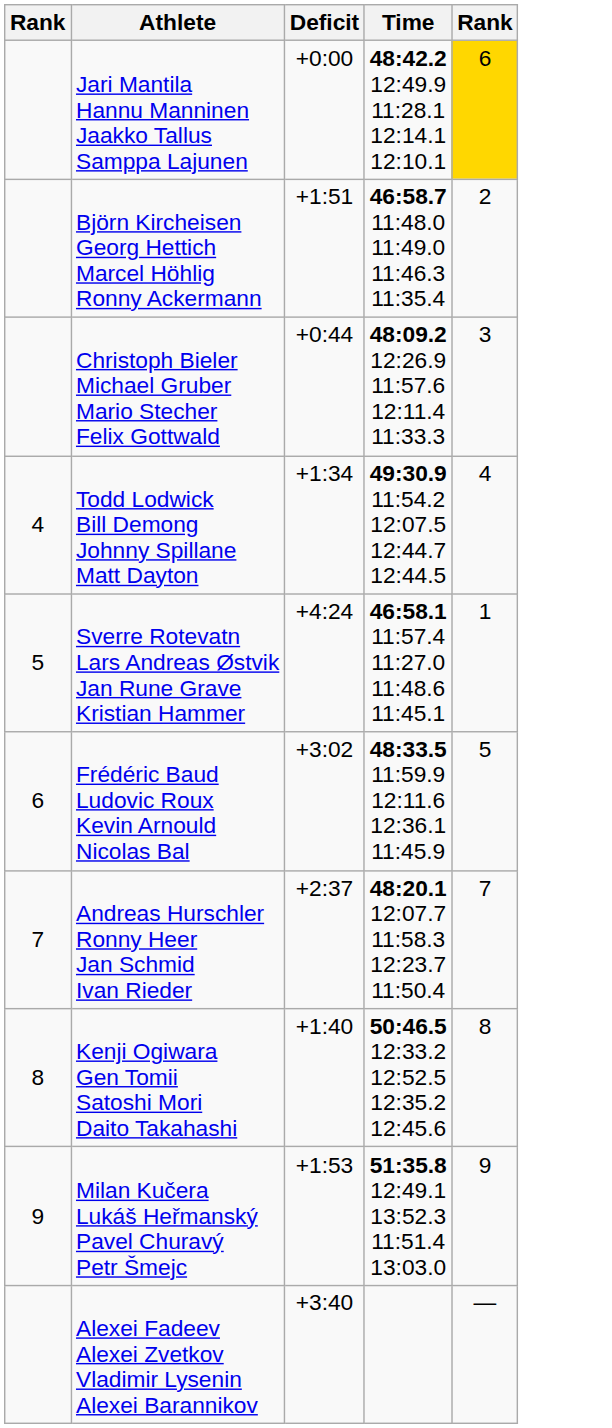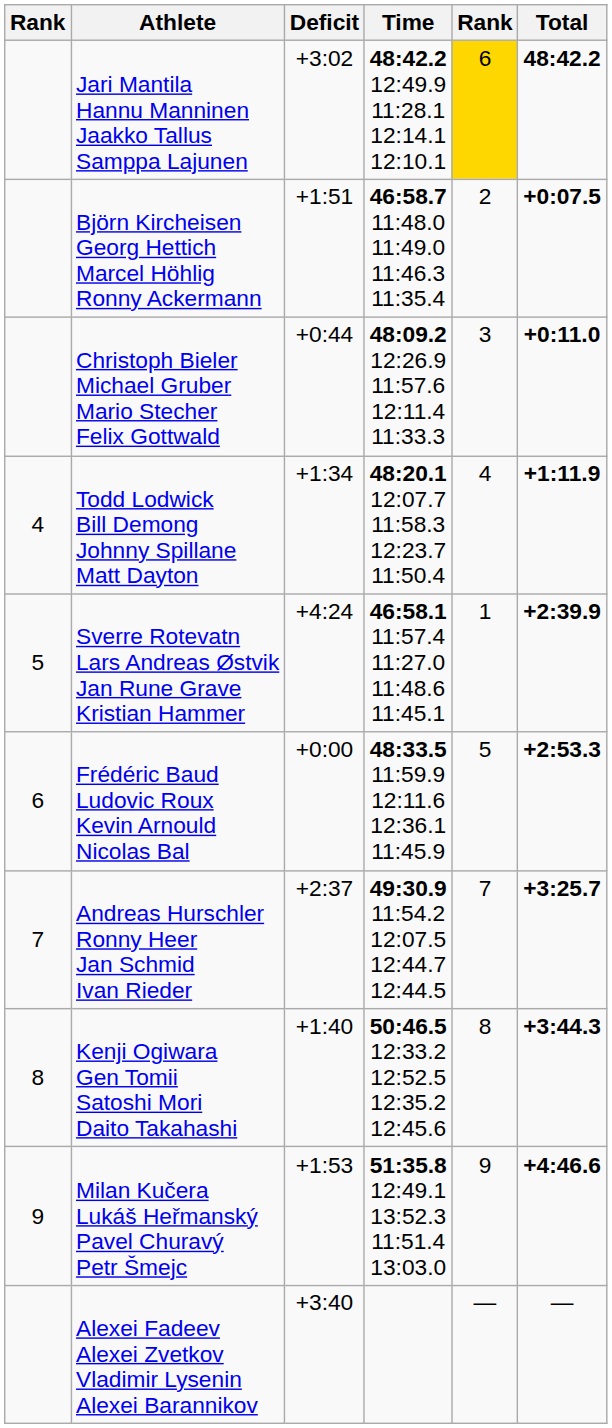+ column: (562, 22)
(324, 58) +0:00 -> (324, 58) +3:02
(408, 524) 49:30.9 11:54.2 12:07.5 12:44.7 12:44.5 -> (408, 524) 48:20.1 12:07.7 11:58.3 12:23.7 11:50.4
(324, 749) +3:02 -> (324, 749) +0:00
(408, 939) 48:20.1 12:07.7 11:58.3 12:23.7 11:50.4 -> (408, 939) 49:30.9 11:54.2 12:07.5 12:44.7 12:44.5
